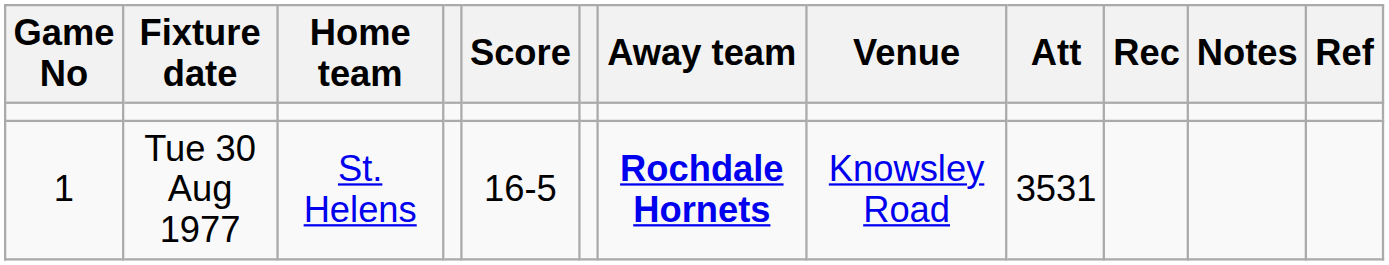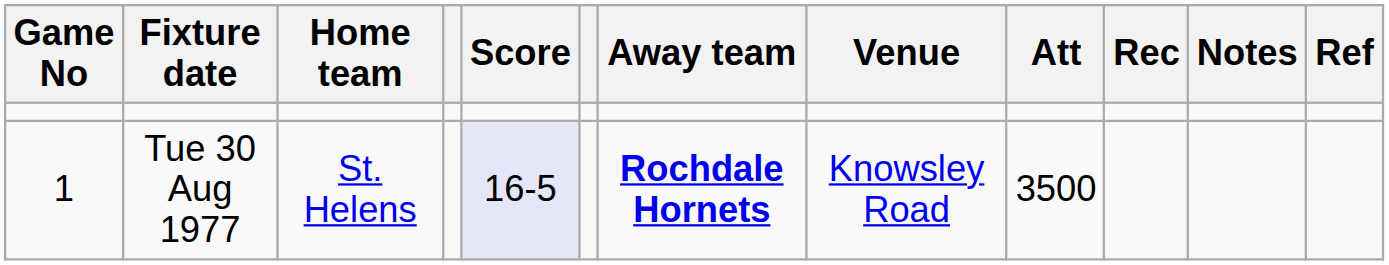(520, 189) no background -> (520, 189) lavender background
(1056, 189) 3531 -> (1056, 189) 3500
